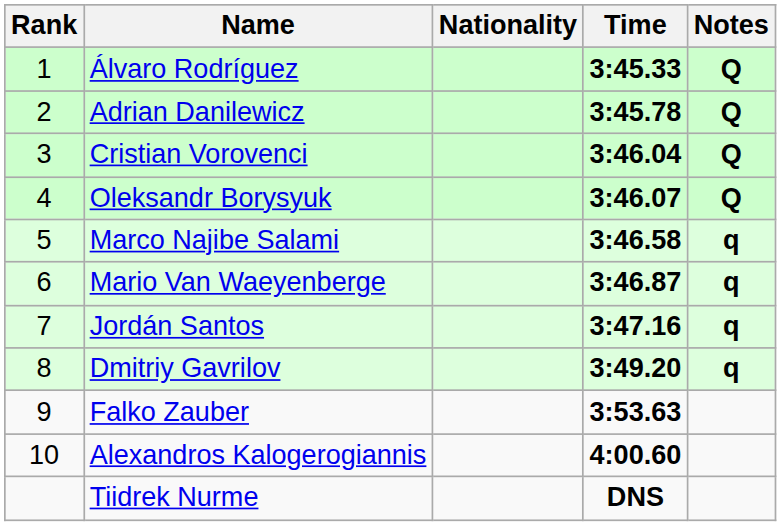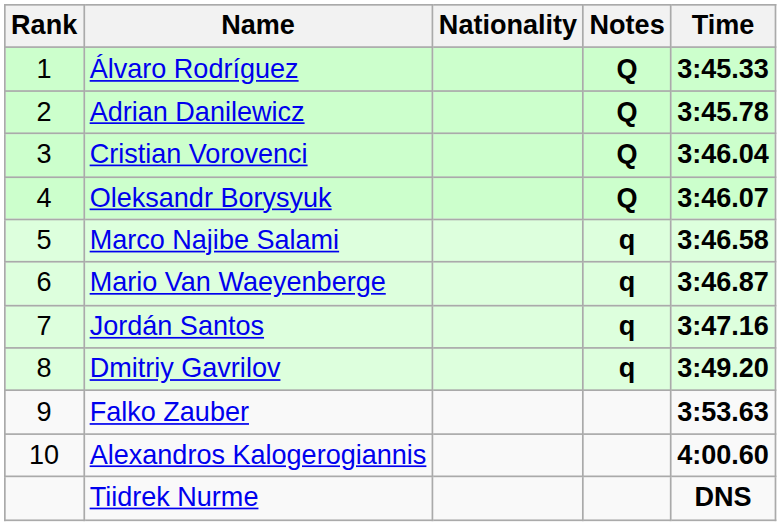columns swapped: (635, 25) <-> (731, 25)
